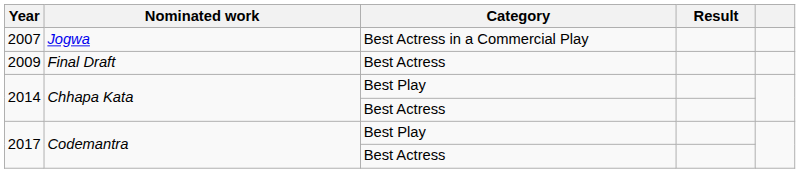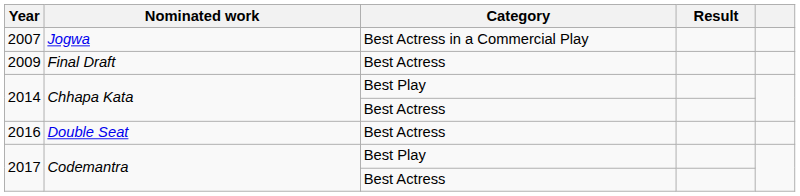+ row: (24, 132)
